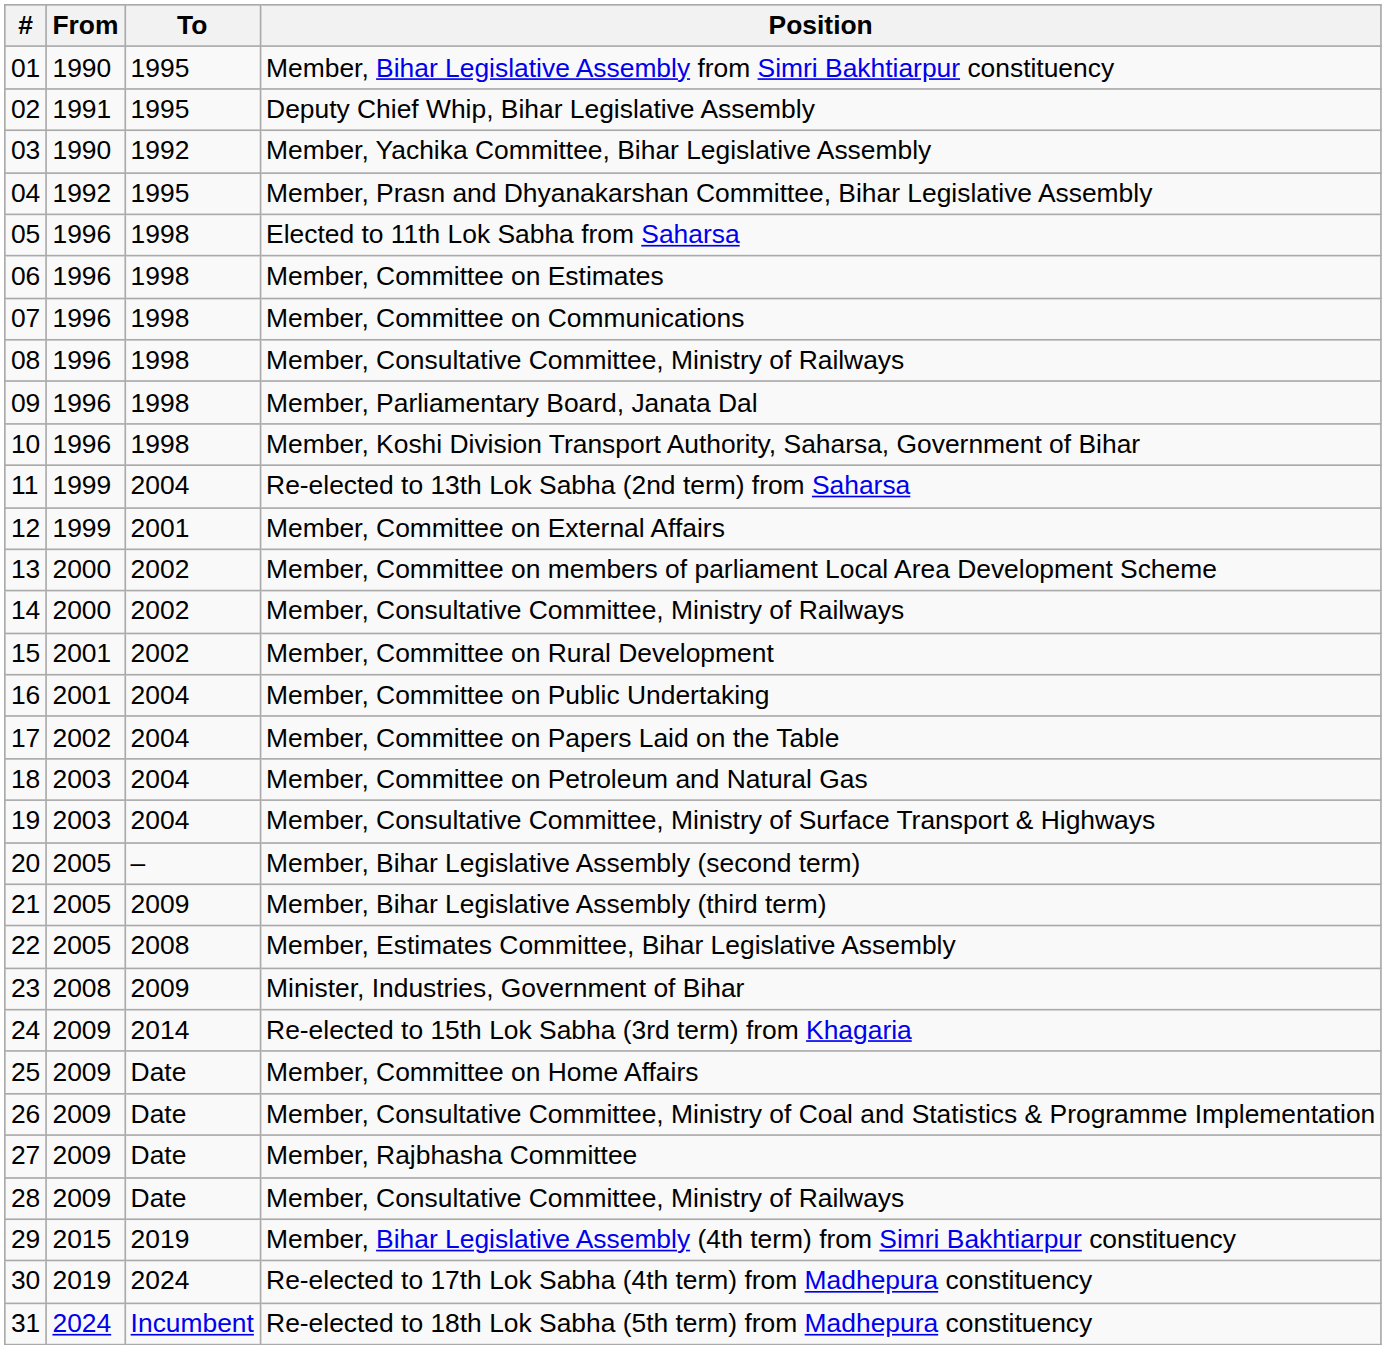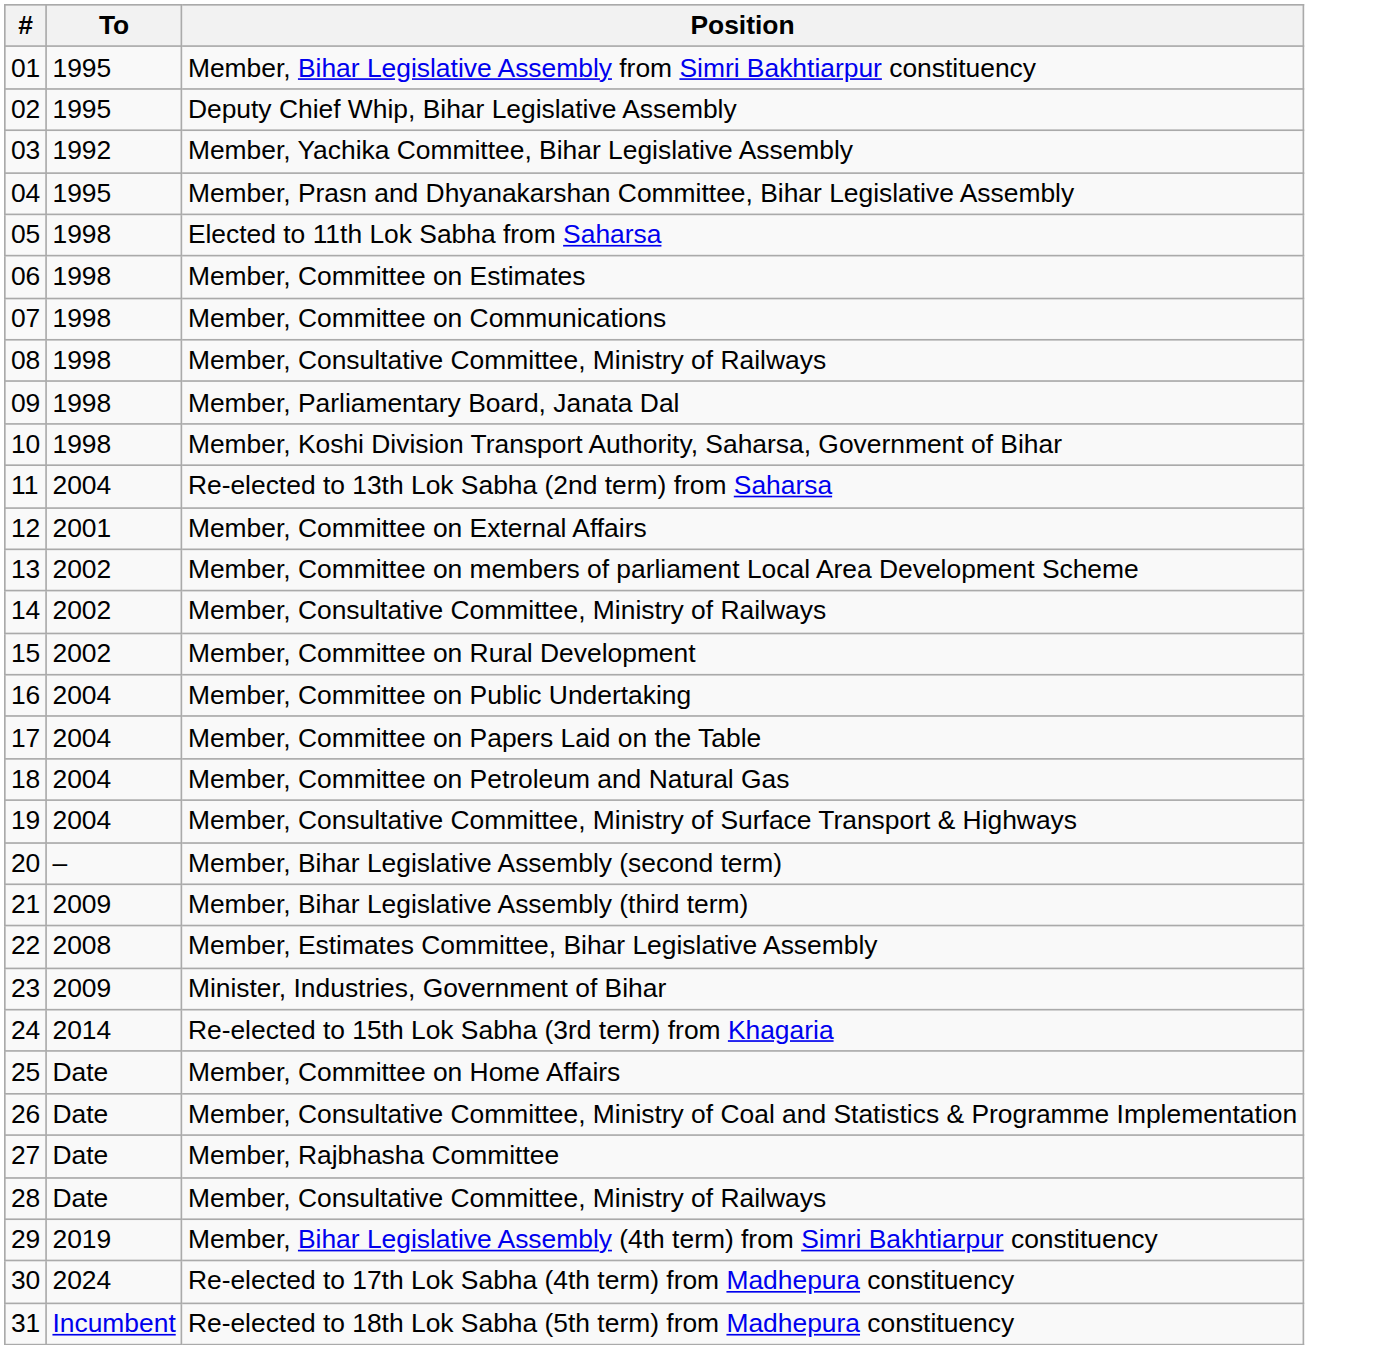- column: (85, 25)
